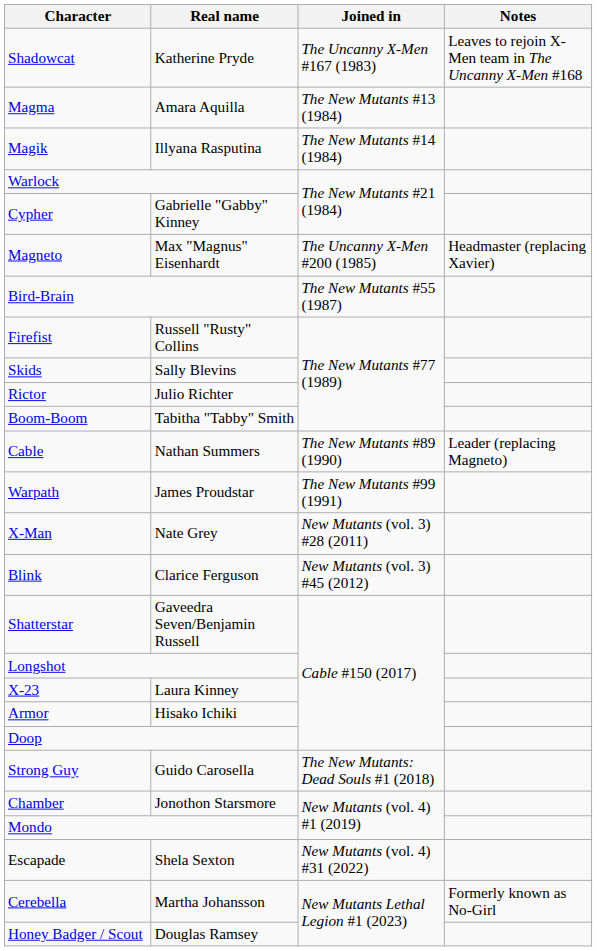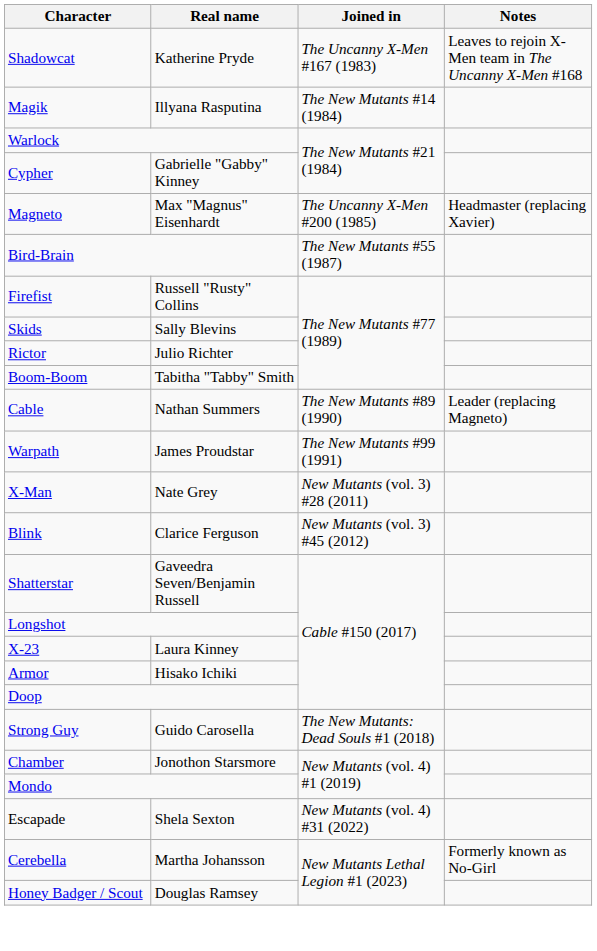- row: (31, 107)
